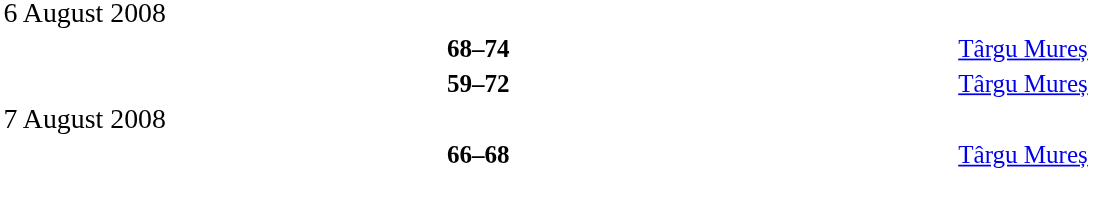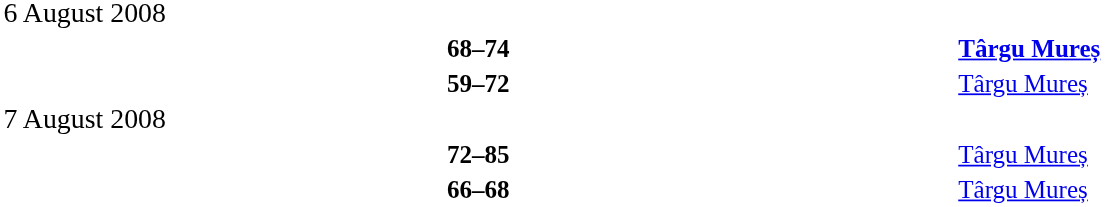(1023, 48) normal -> (1029, 48) bold
+ row: (192, 155)
